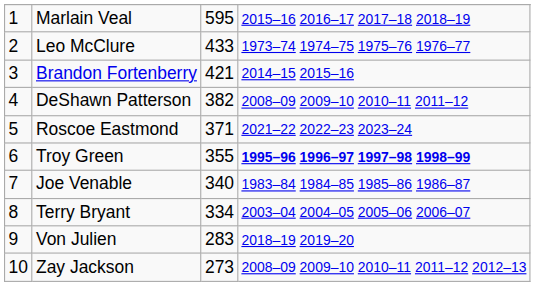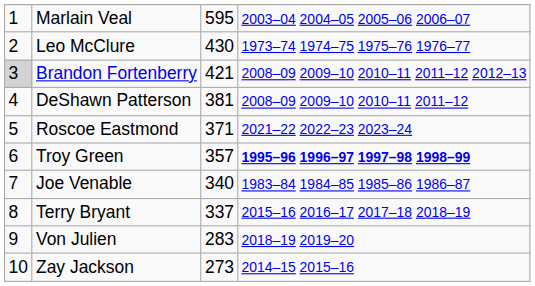(356, 18) 2015–16 2016–17 2017–18 2018–19 -> (356, 18) 2003–04 2004–05 2005–06 2006–07
(220, 45) 433 -> (220, 45) 430
(13, 73) no background -> (13, 73) lightgrey background
(298, 74) 2014–15 2015–16 -> (384, 74) 2008–09 2009–10 2010–11 2011–12 2012–13
(220, 101) 382 -> (220, 101) 381
(220, 156) 355 -> (220, 156) 357
(220, 211) 334 -> (220, 211) 337
(356, 212) 2003–04 2004–05 2005–06 2006–07 -> (356, 212) 2015–16 2016–17 2017–18 2018–19
(384, 267) 2008–09 2009–10 2010–11 2011–12 2012–13 -> (298, 267) 2014–15 2015–16
